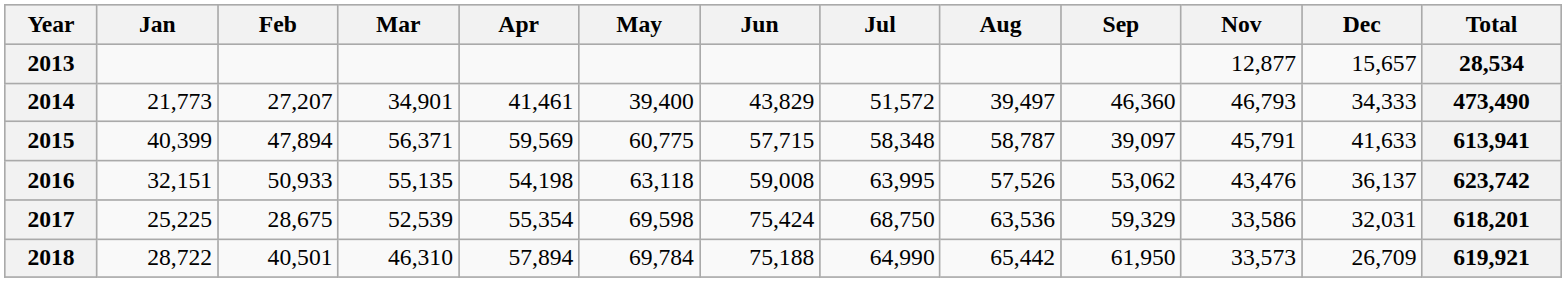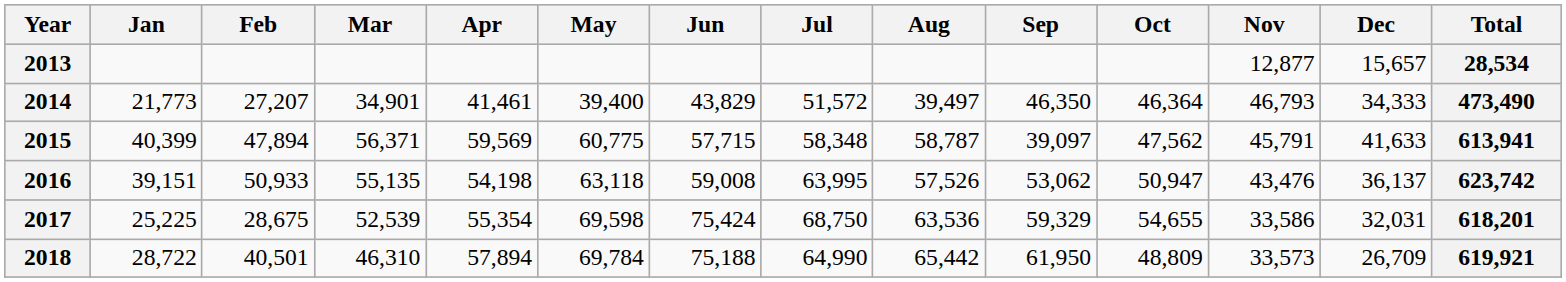+ column: (1152, 24)
(1143, 102) 46,360 -> (1059, 102) 46,350
(180, 180) 32,151 -> (164, 180) 39,151
